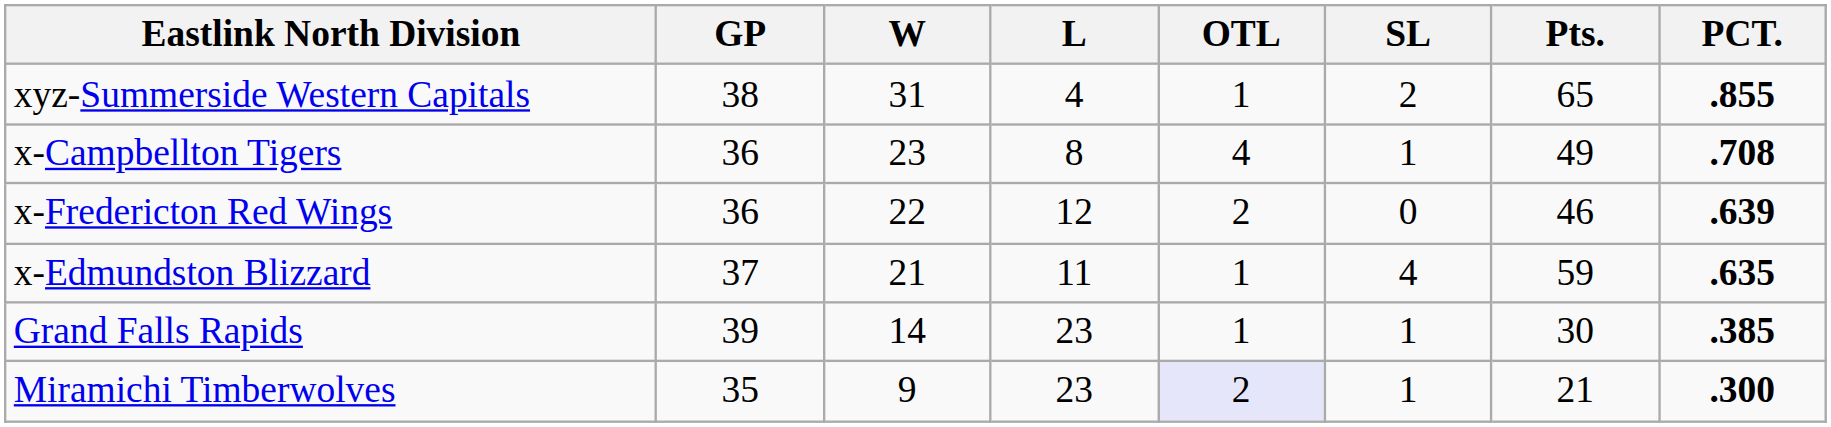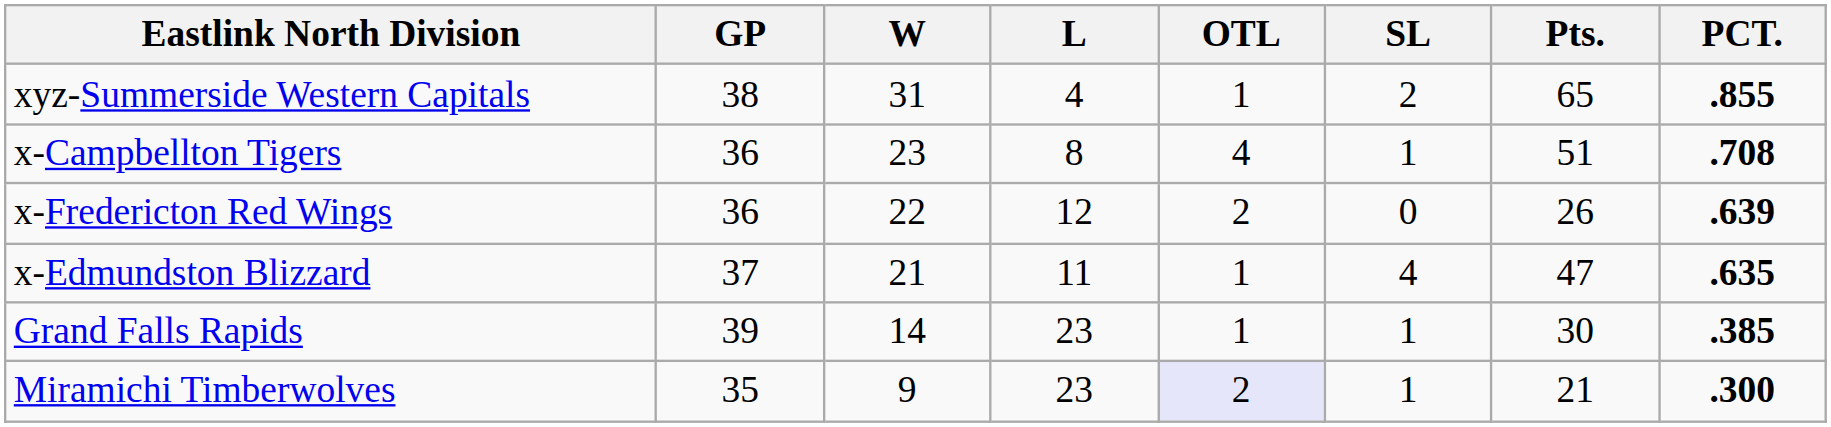(1575, 152) 49 -> (1575, 152) 51
(1575, 212) 46 -> (1575, 212) 26
(1575, 271) 59 -> (1575, 271) 47
